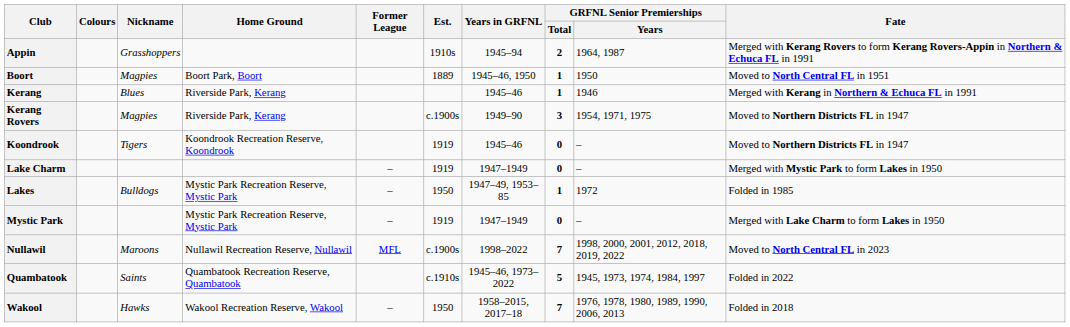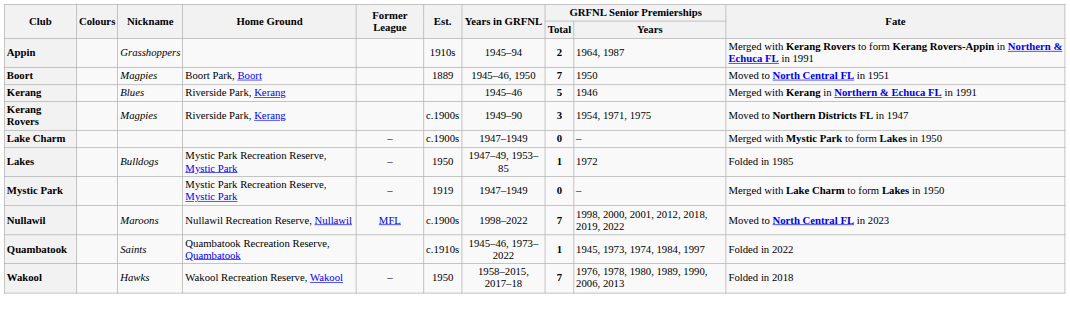(559, 76) 1 -> (559, 76) 7
(559, 93) 1 -> (559, 93) 5
- row: (33, 145)
(443, 168) 1919 -> (443, 139) c.1900s
(559, 278) 5 -> (559, 249) 1
